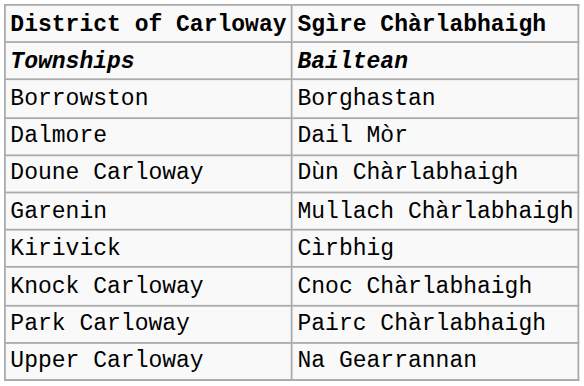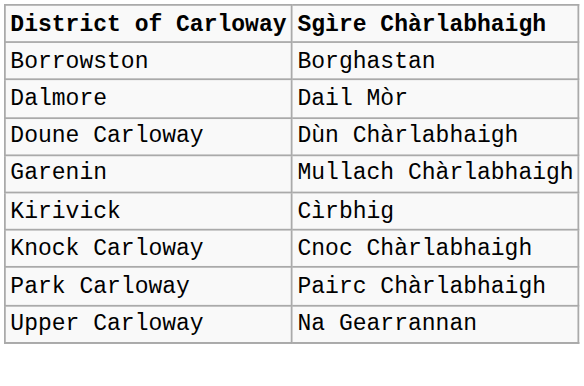- row: (73, 61)
